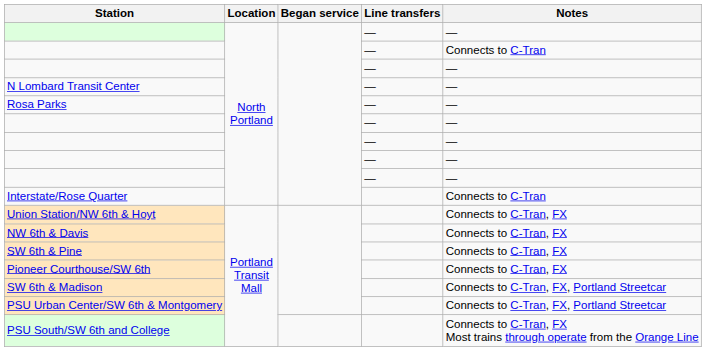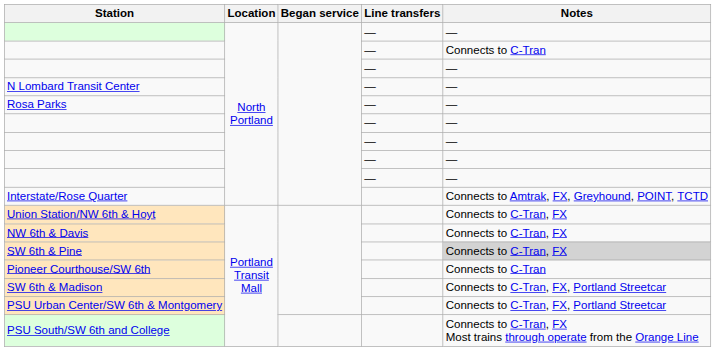(496, 196) Connects to C-Tran -> (577, 196) Connects to Amtrak, FX, Greyhound, POINT, TCTD
(506, 251) no background -> (506, 251) lightgrey background
(506, 269) Connects to C-Tran, FX -> (496, 269) Connects to C-Tran
